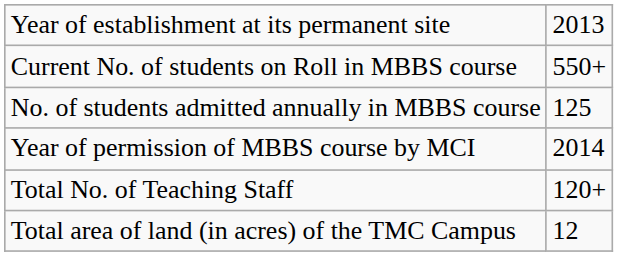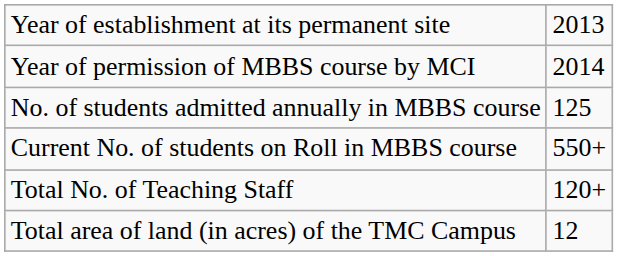rows swapped: (243, 148) <-> (264, 66)
